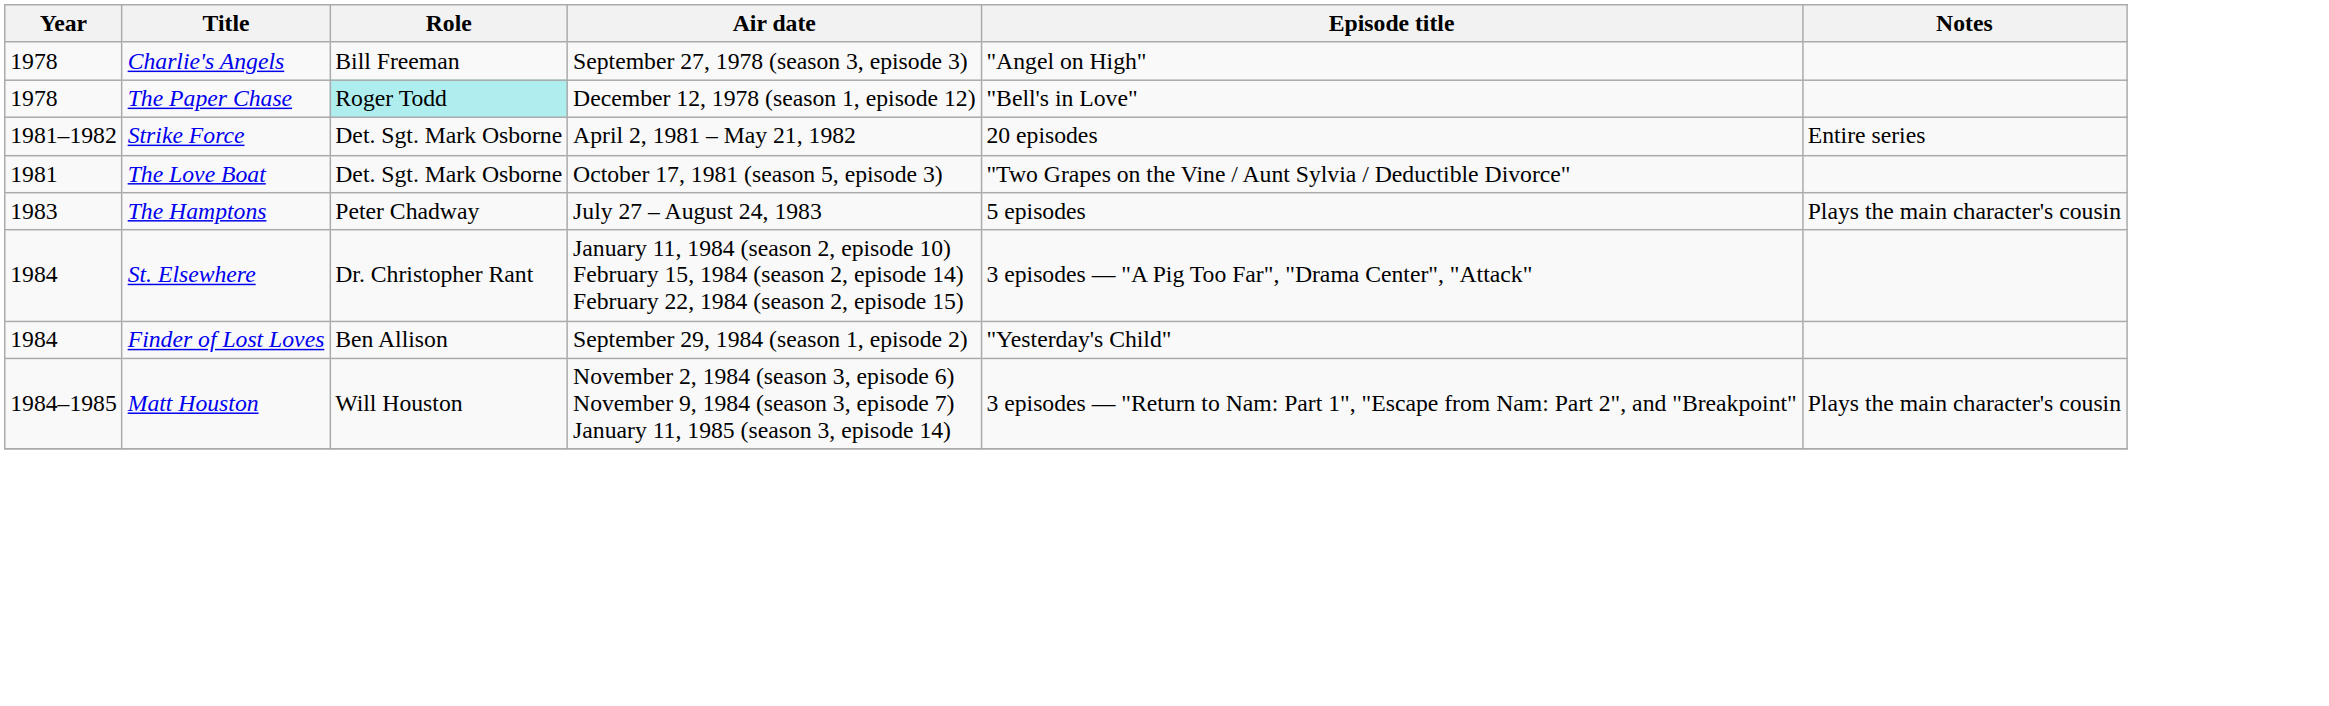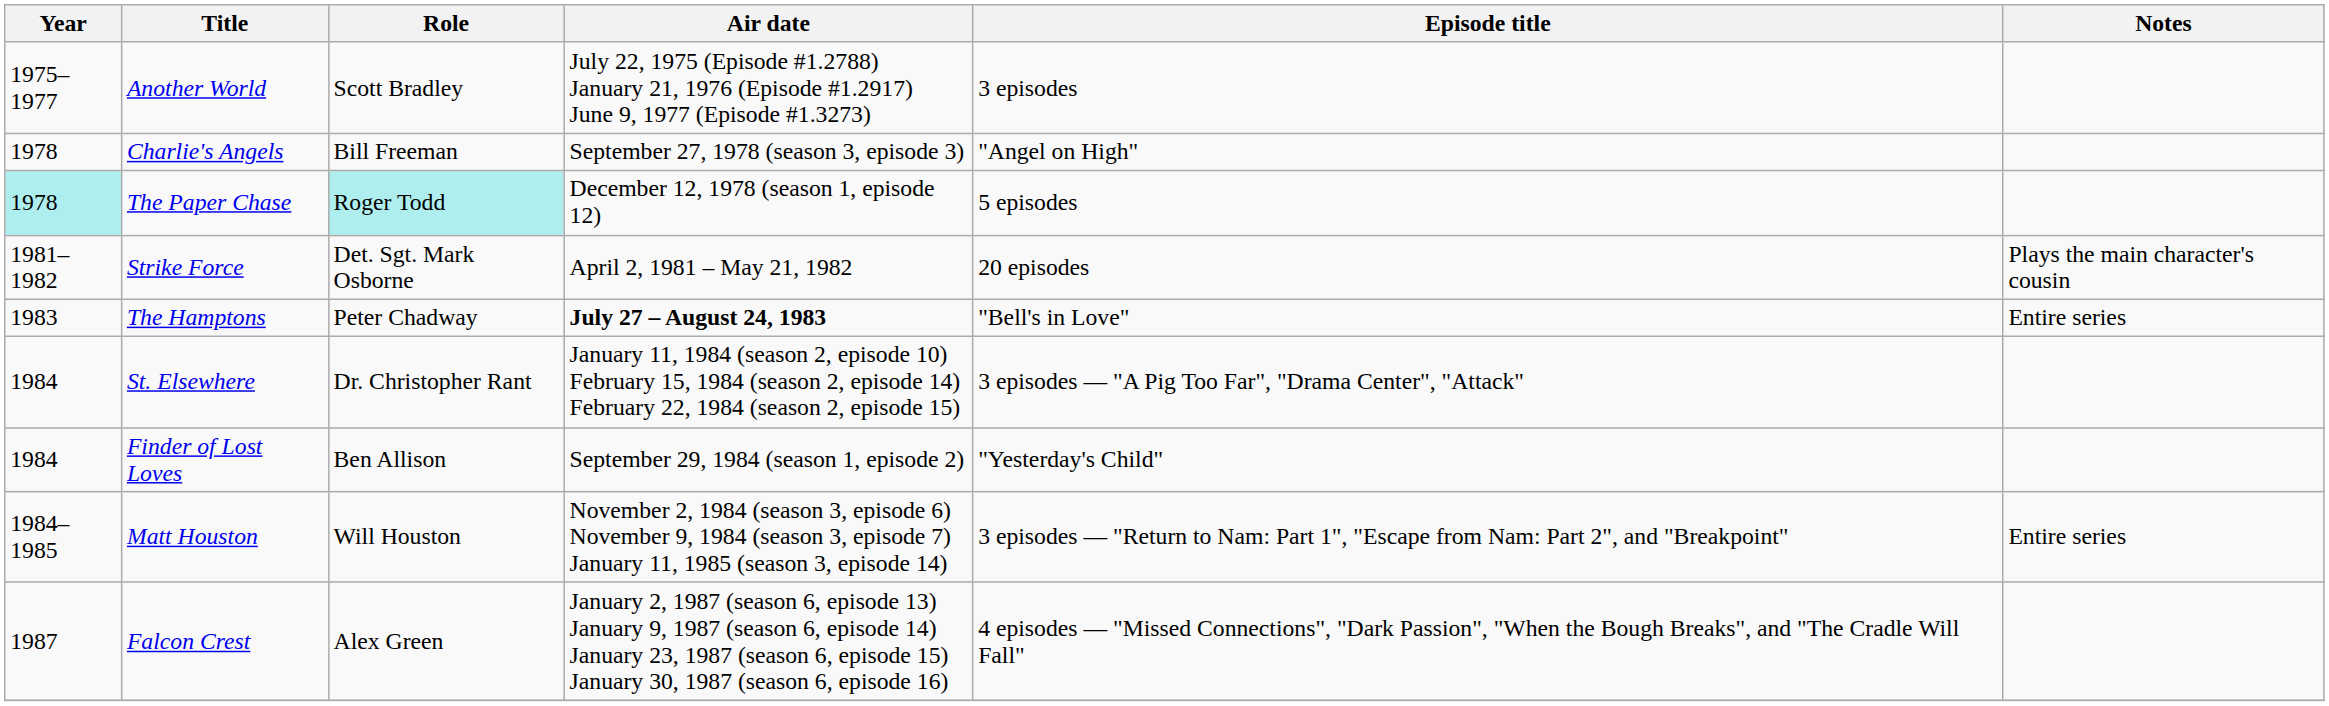+ row: (197, 87)
(34, 98) no background -> (34, 202) paleturquoise background
(1062, 98) "Bell's in Love" -> (1028, 202) 5 episodes
(1867, 135) Entire series -> (2131, 266) Plays the main character's cousin
- row: (197, 173)
(697, 211) normal -> (698, 317) bold
(1036, 211) 5 episodes -> (1054, 317) "Bell's in Love"
(1964, 211) Plays the main character's cousin -> (2067, 317) Entire series
(1964, 403) Plays the main character's cousin -> (2067, 536) Entire series
+ row: (189, 640)
